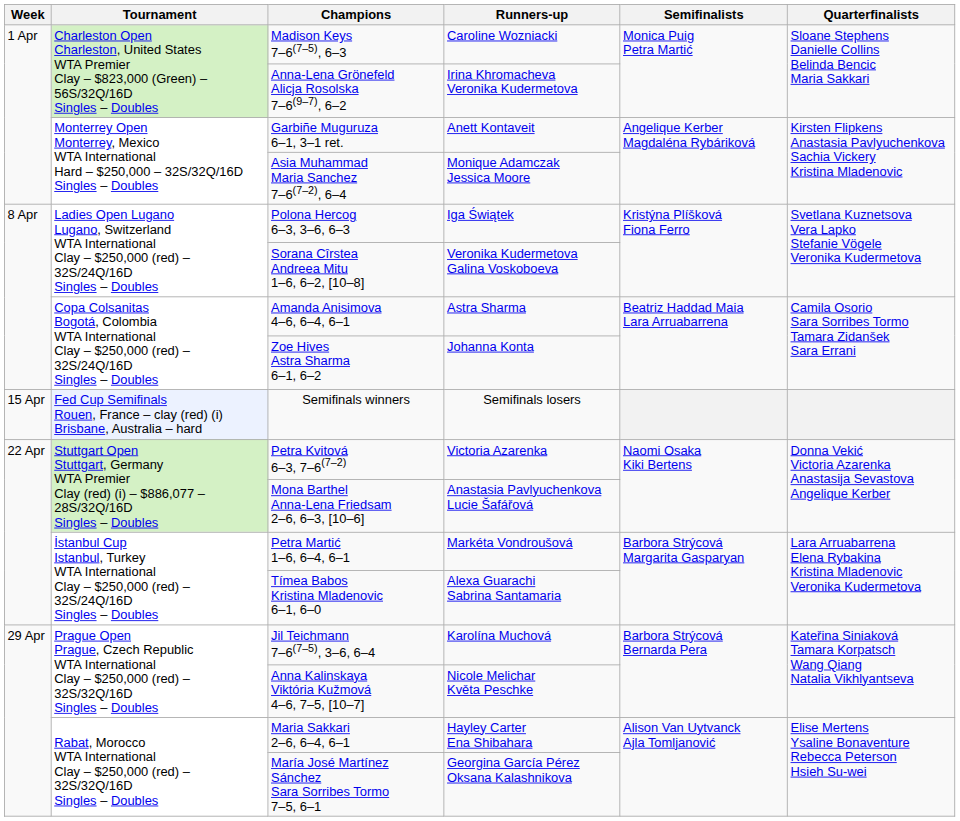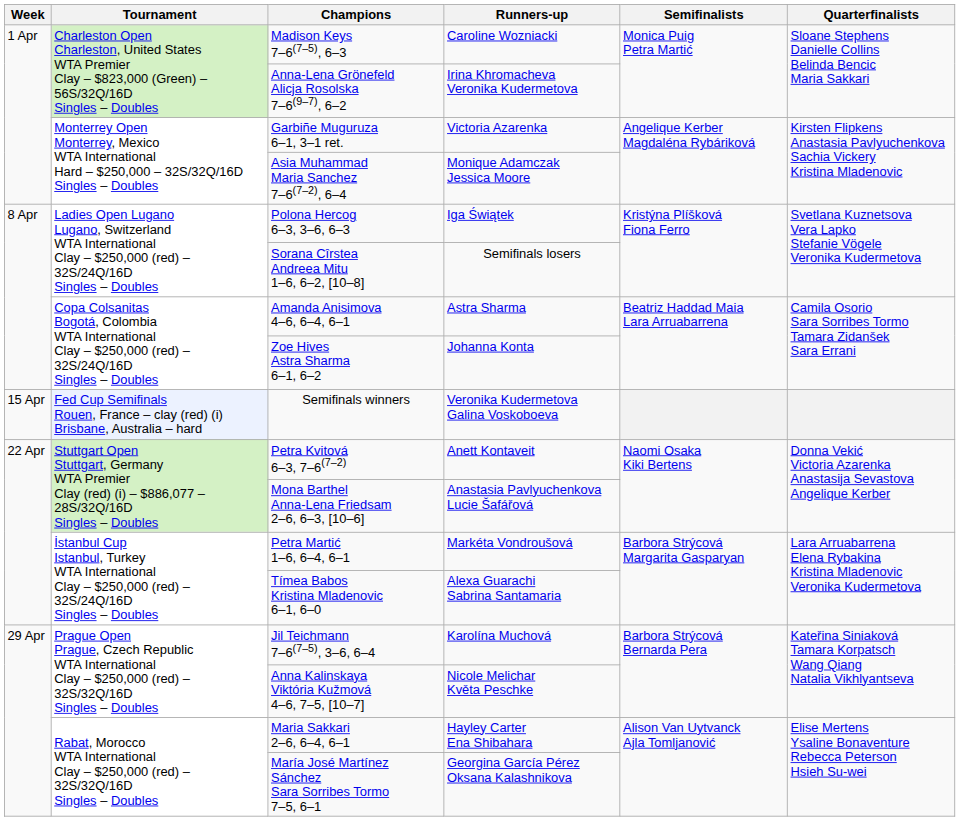(491, 128) Anett Kontaveit -> (497, 128) Victoria Azarenka
(512, 260) Veronika Kudermetova Galina Voskoboeva -> (532, 253) Semifinals losers
(532, 400) Semifinals losers -> (512, 407) Veronika Kudermetova Galina Voskoboeva
(497, 450) Victoria Azarenka -> (491, 450) Anett Kontaveit
